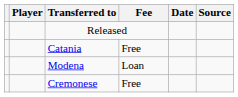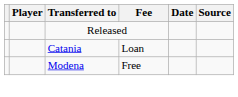(131, 48) Free -> (133, 48) Loan
(133, 65) Loan -> (131, 65) Free
- row: (73, 83)
